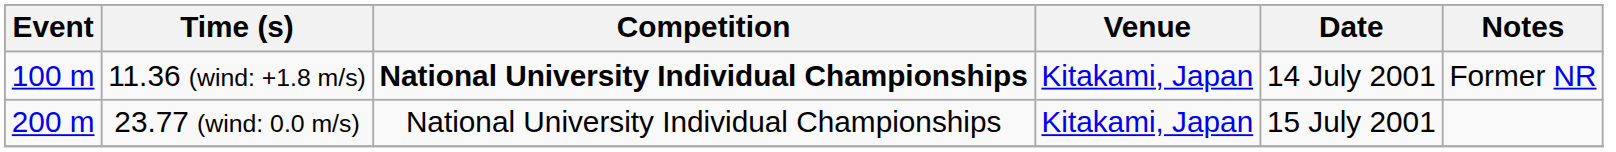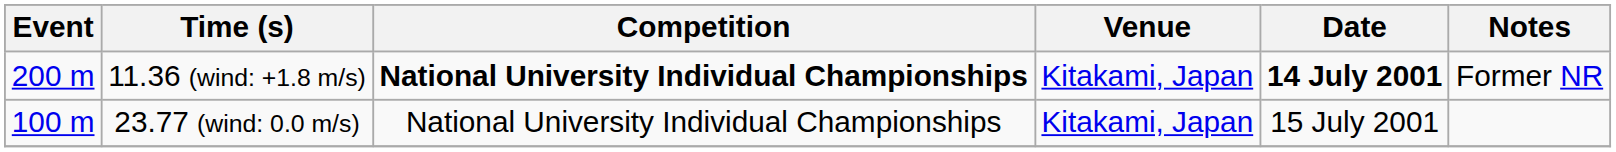(53, 75) 100 m -> (53, 75) 200 m
(1351, 75) normal -> (1355, 75) bold
(53, 122) 200 m -> (53, 122) 100 m
